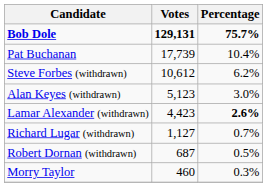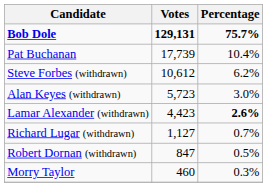(181, 93) 5,123 -> (181, 93) 5,723
(186, 152) 687 -> (186, 152) 847
